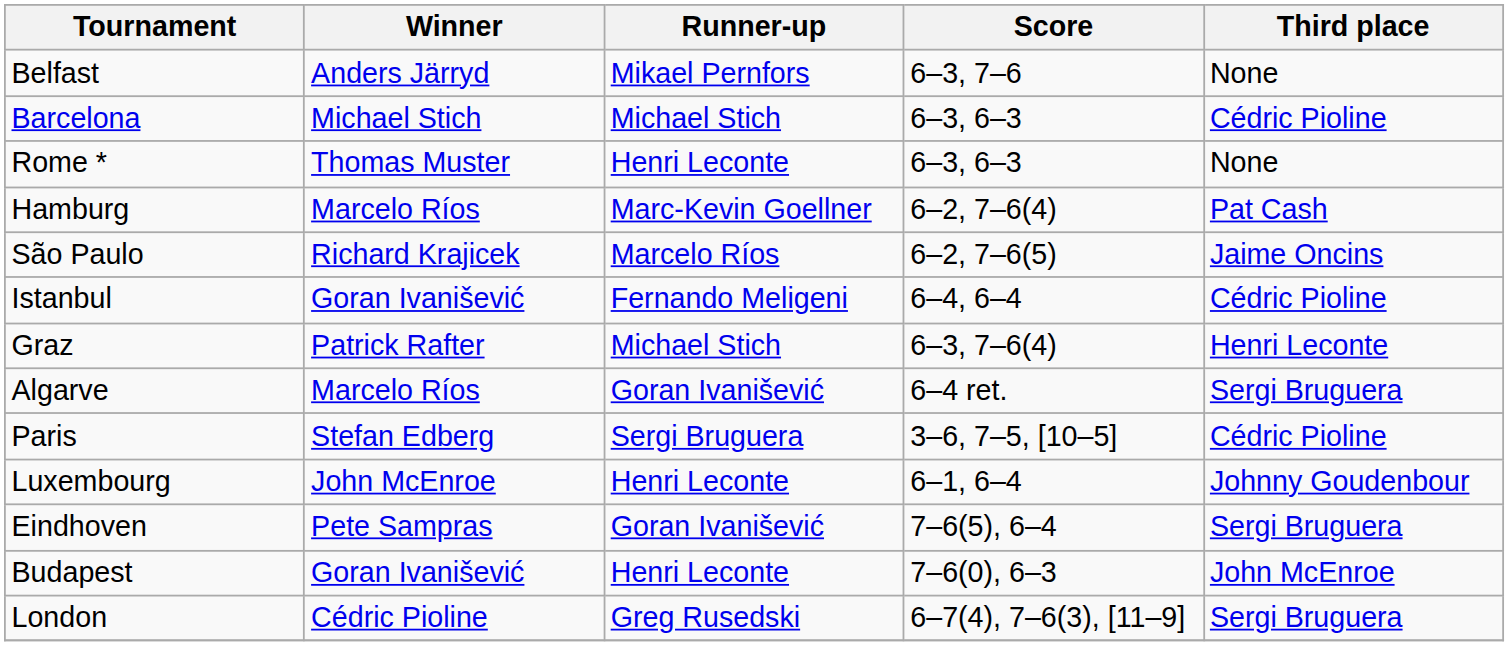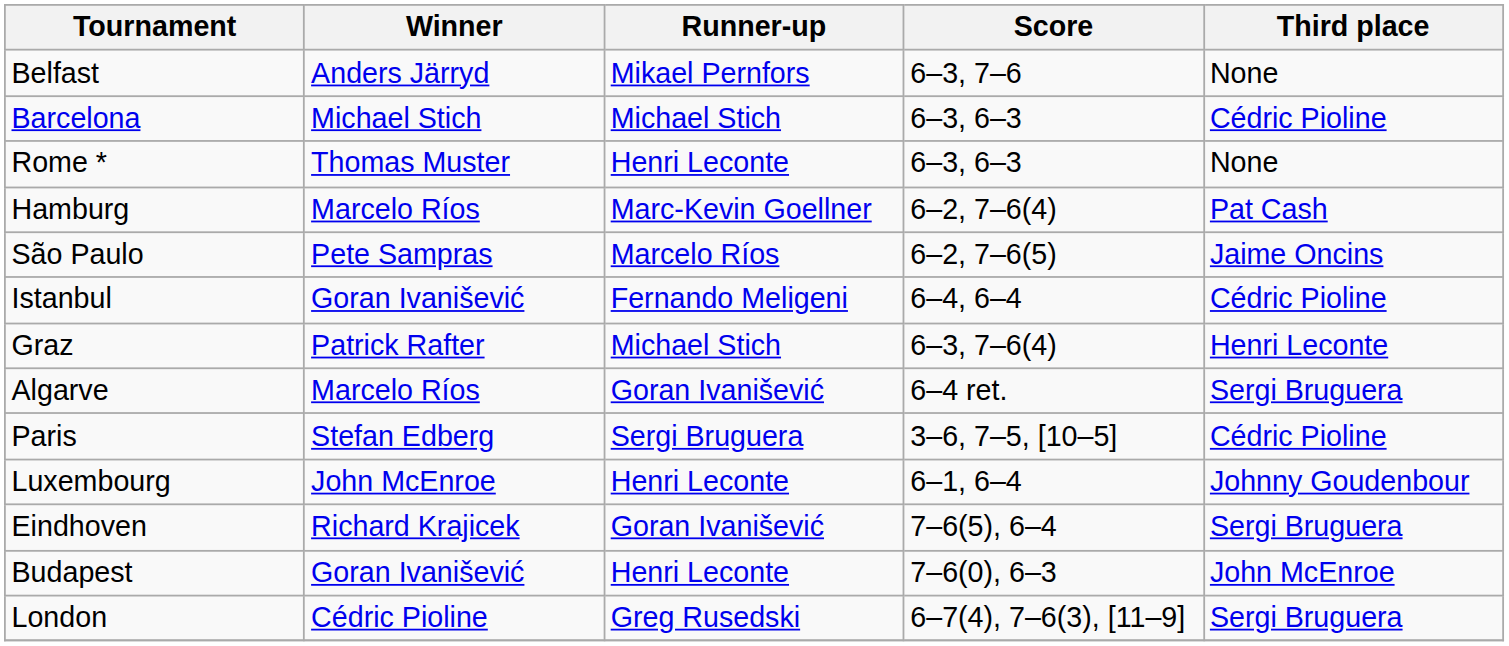(415, 254) Richard Krajicek -> (402, 254) Pete Sampras
(402, 526) Pete Sampras -> (415, 526) Richard Krajicek
